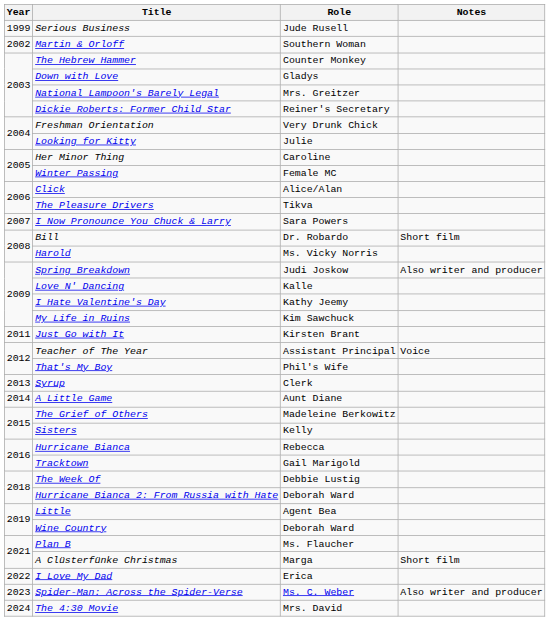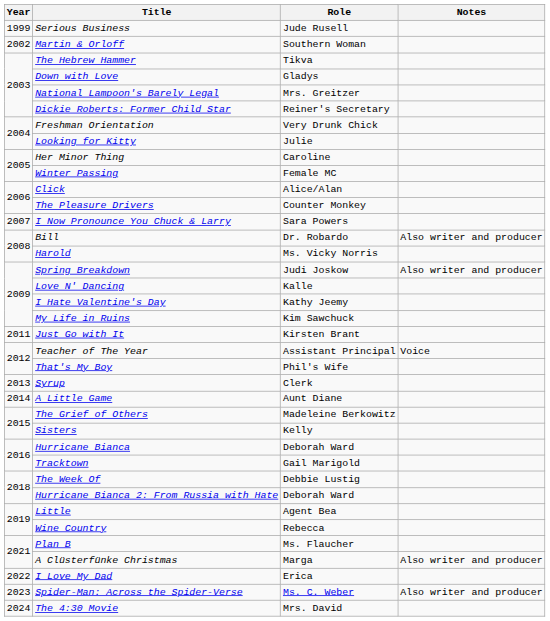(324, 61) Counter Monkey -> (298, 61) Tikva
(298, 206) Tikva -> (324, 206) Counter Monkey
(430, 238) Short film -> (471, 238) Also writer and producer
(304, 447) Rebecca -> (319, 447) Deborah Ward
(319, 528) Deborah Ward -> (304, 528) Rebecca
(430, 560) Short film -> (471, 560) Also writer and producer
